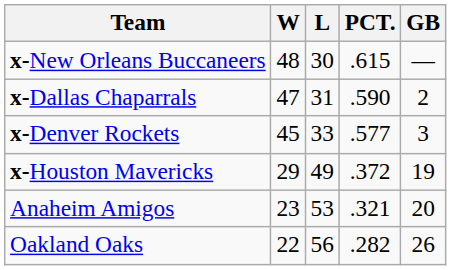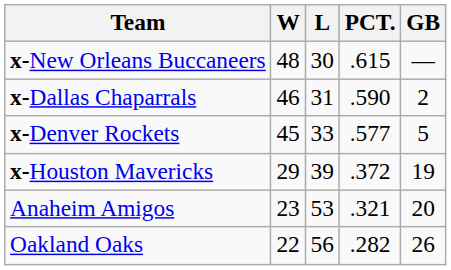(288, 97) 47 -> (288, 97) 46
(423, 134) 3 -> (423, 134) 5
(322, 171) 49 -> (322, 171) 39
